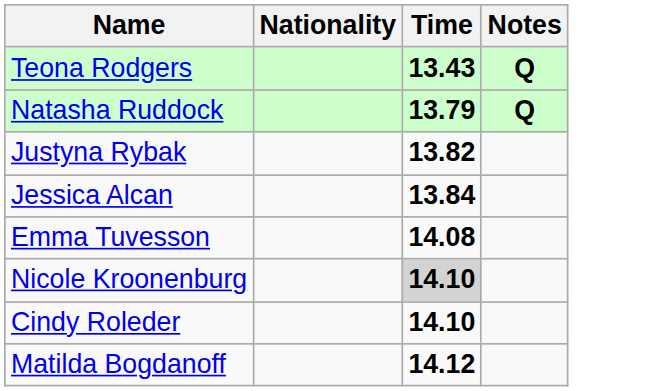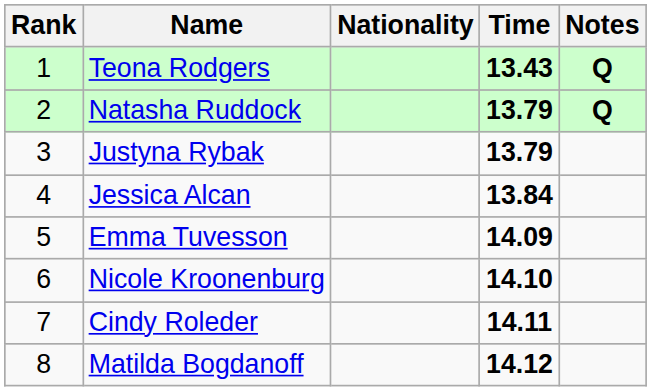+ column: (44, 25)
(442, 152) 13.82 -> (519, 152) 13.79
(442, 237) 14.08 -> (519, 237) 14.09
(442, 279) lightgrey background -> (519, 279) no background
(442, 322) 14.10 -> (519, 322) 14.11
